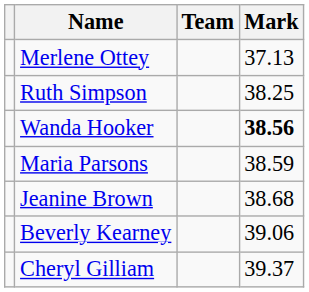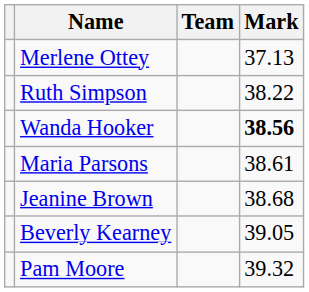(269, 92) 38.25 -> (269, 92) 38.22
(269, 163) 38.59 -> (269, 163) 38.61
(269, 233) 39.06 -> (269, 233) 39.05
+ row: (72, 269)
- row: (87, 269)
